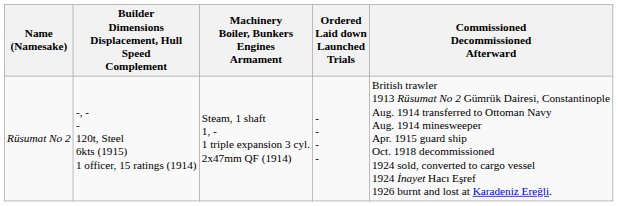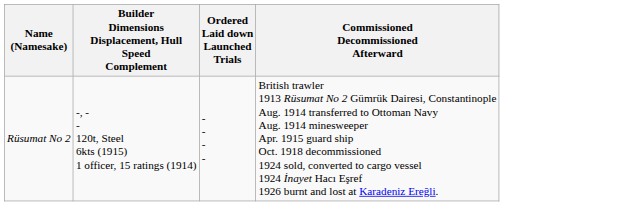- column: (256, 40)
